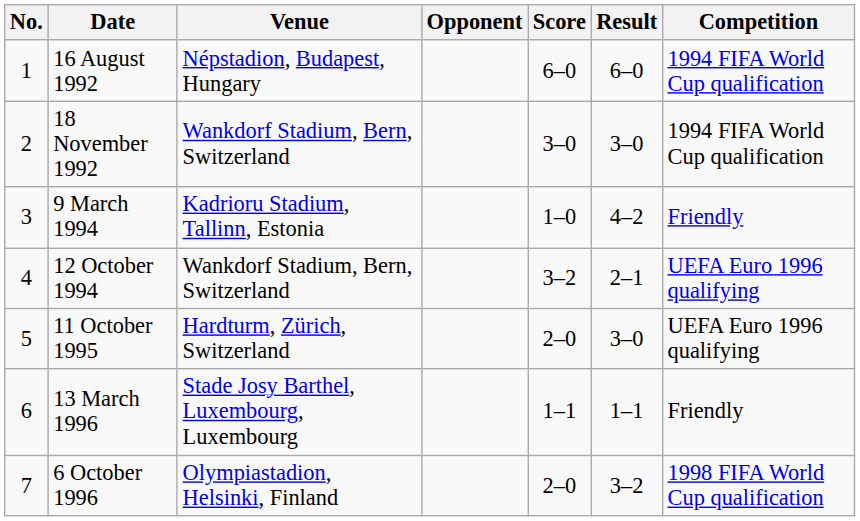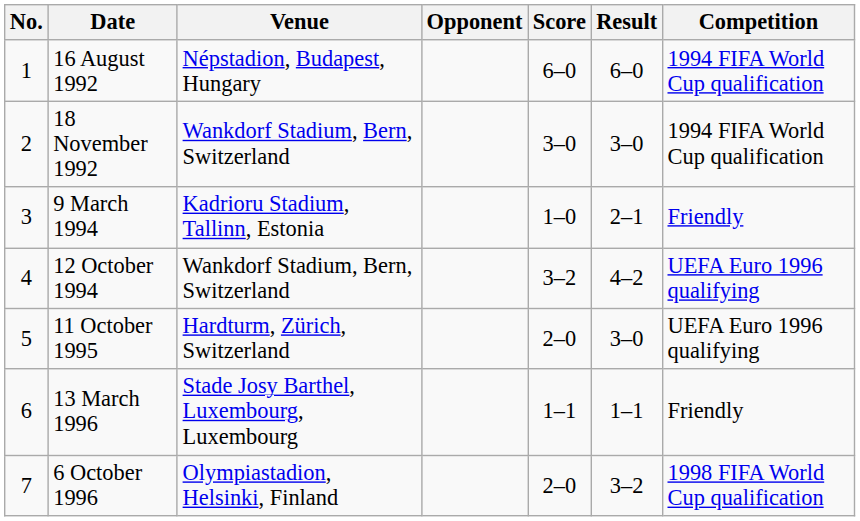(627, 217) 4–2 -> (627, 217) 2–1
(627, 277) 2–1 -> (627, 277) 4–2
